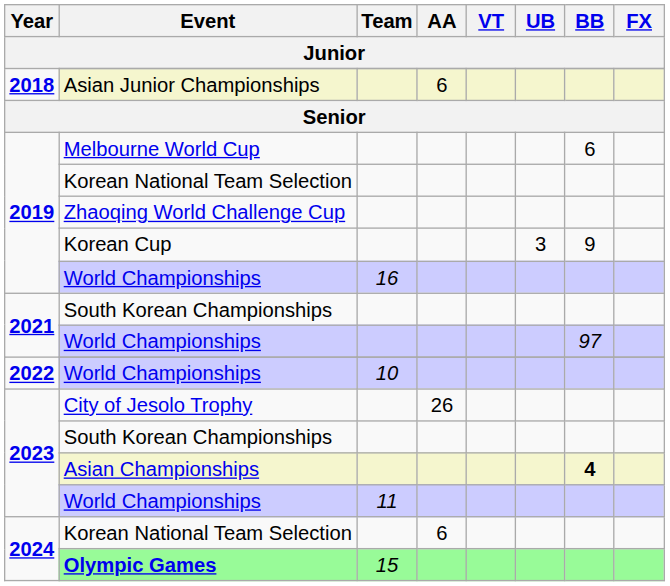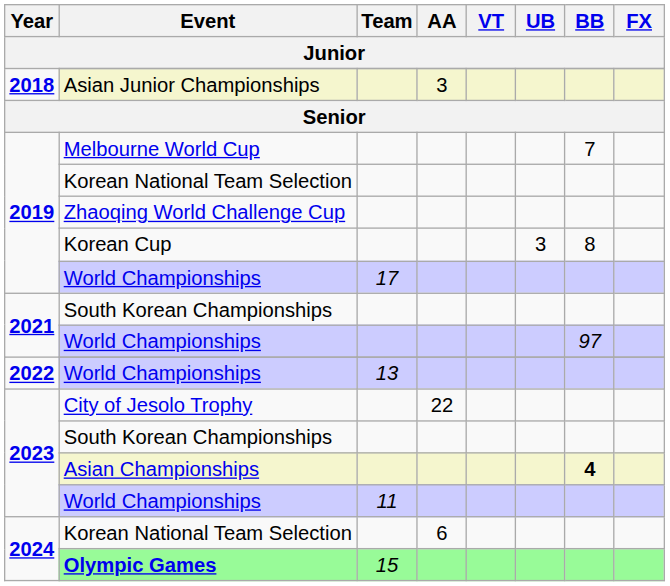(442, 85) 6 -> (442, 85) 3
(590, 149) 6 -> (590, 149) 7
(590, 245) 9 -> (590, 245) 8
(387, 277) 16 -> (387, 277) 17
(387, 373) 10 -> (387, 373) 13
(442, 405) 26 -> (442, 405) 22
